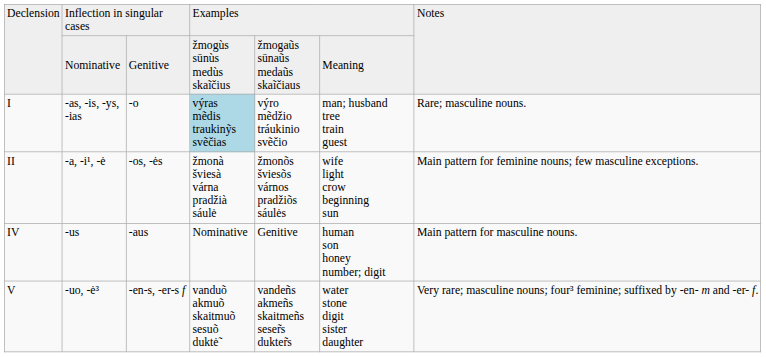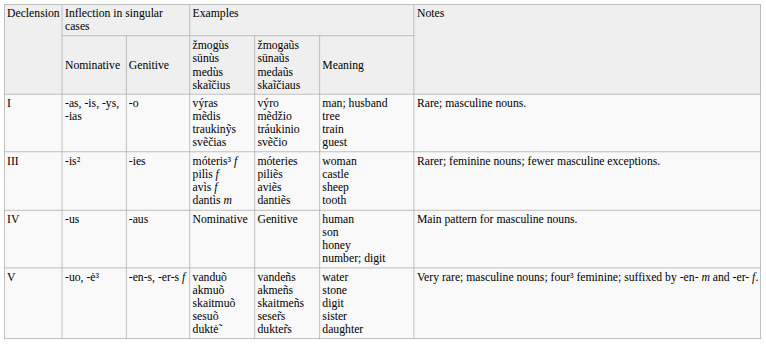(214, 123) lightblue background -> (214, 123) no background
- row: (11, 161)
+ row: (13, 161)
